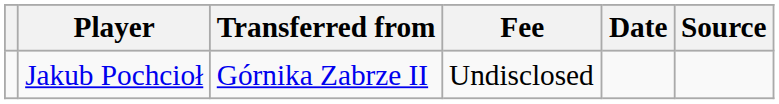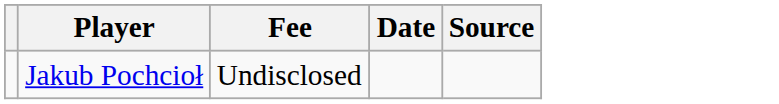- column: (326, 27)
